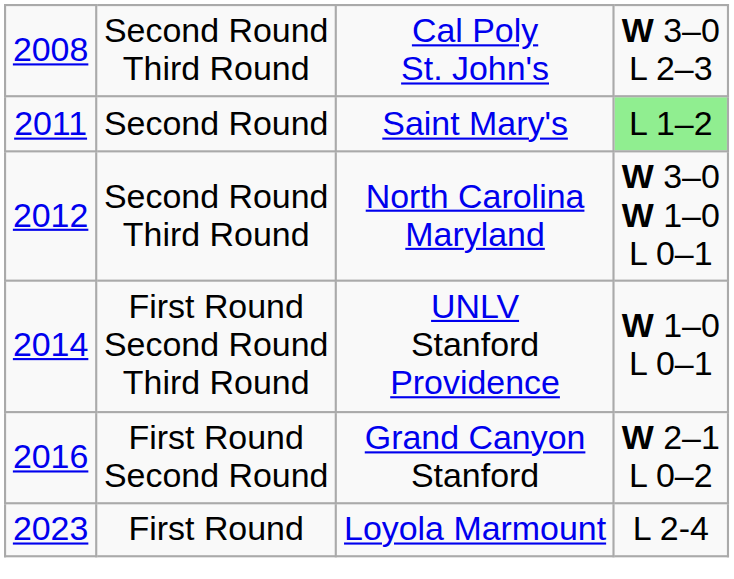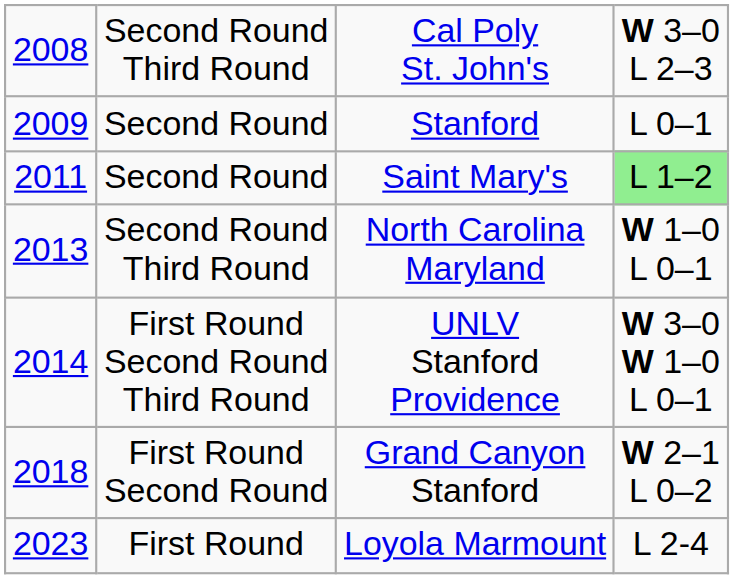+ row: (475, 123)
(51, 215) 2012 -> (51, 250) 2013
(671, 215) W 3–0 W 1–0 L 0–1 -> (671, 250) W 1–0 L 0–1
(671, 345) W 1–0 L 0–1 -> (671, 361) W 3–0 W 1–0 L 0–1
(51, 456) 2016 -> (51, 472) 2018
